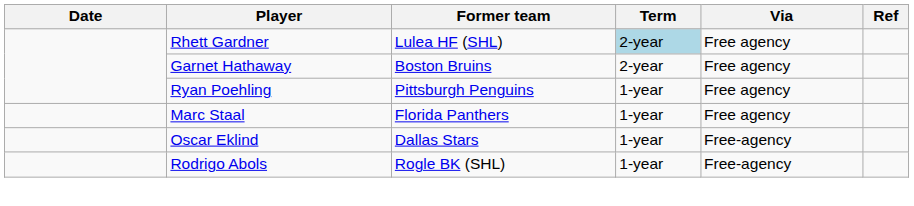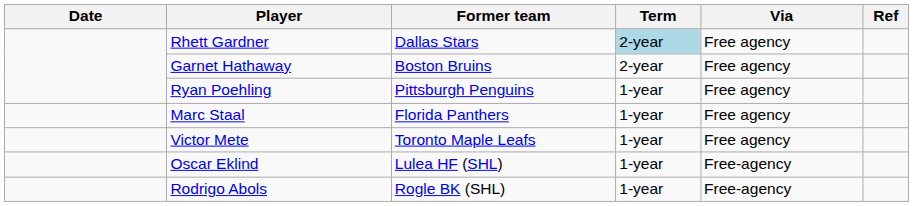(449, 41) Lulea HF (SHL) -> (437, 41) Dallas Stars
+ row: (210, 139)
(437, 139) Dallas Stars -> (449, 164) Lulea HF (SHL)
